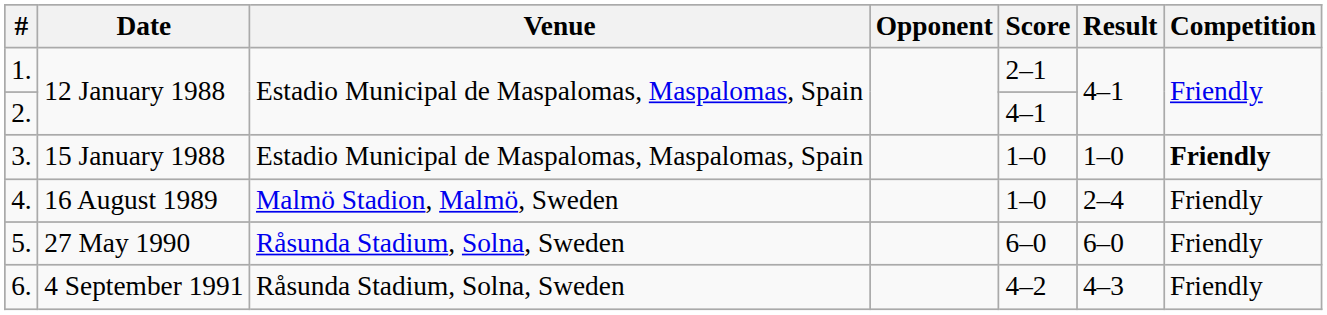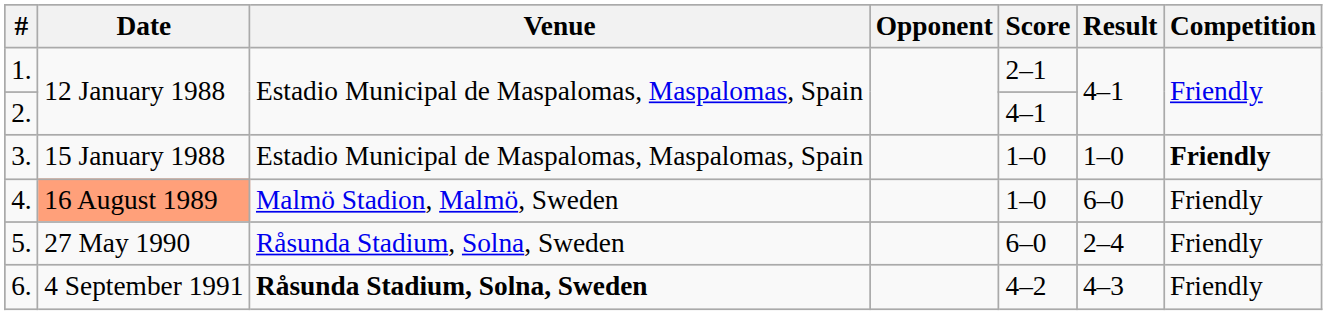(131, 199) no background -> (131, 199) lightsalmon background
(1103, 199) 2–4 -> (1103, 199) 6–0
(1103, 243) 6–0 -> (1103, 243) 2–4
(440, 286) normal -> (452, 286) bold
